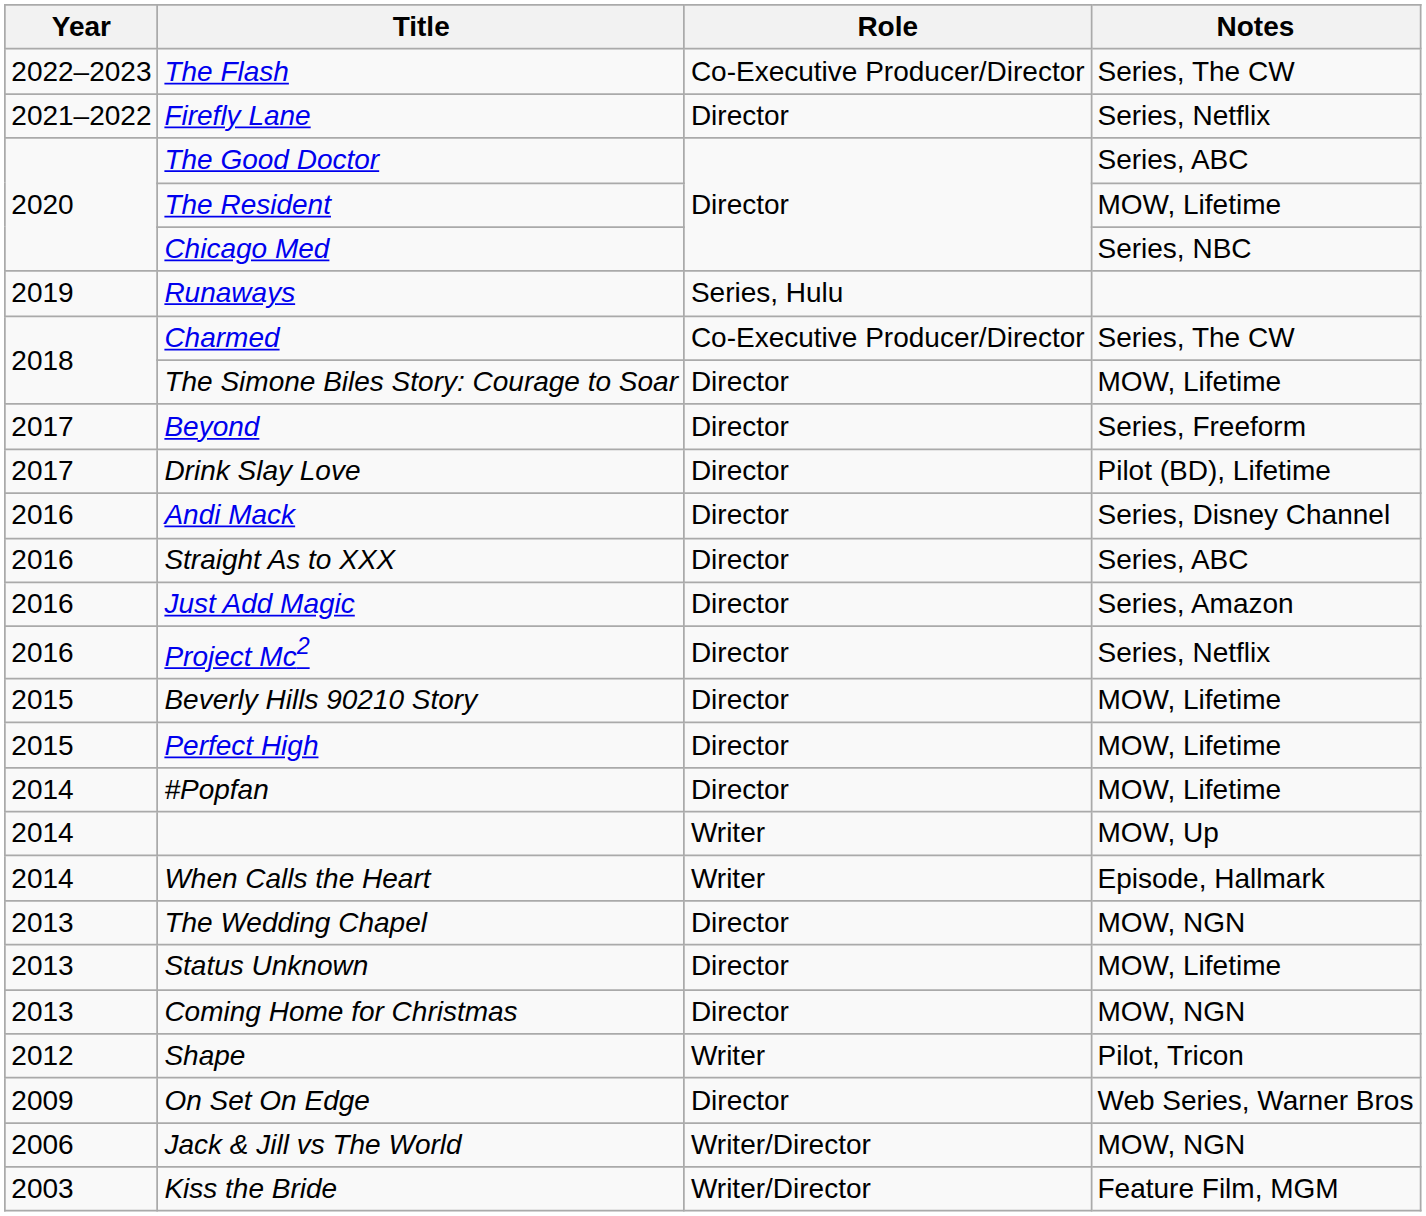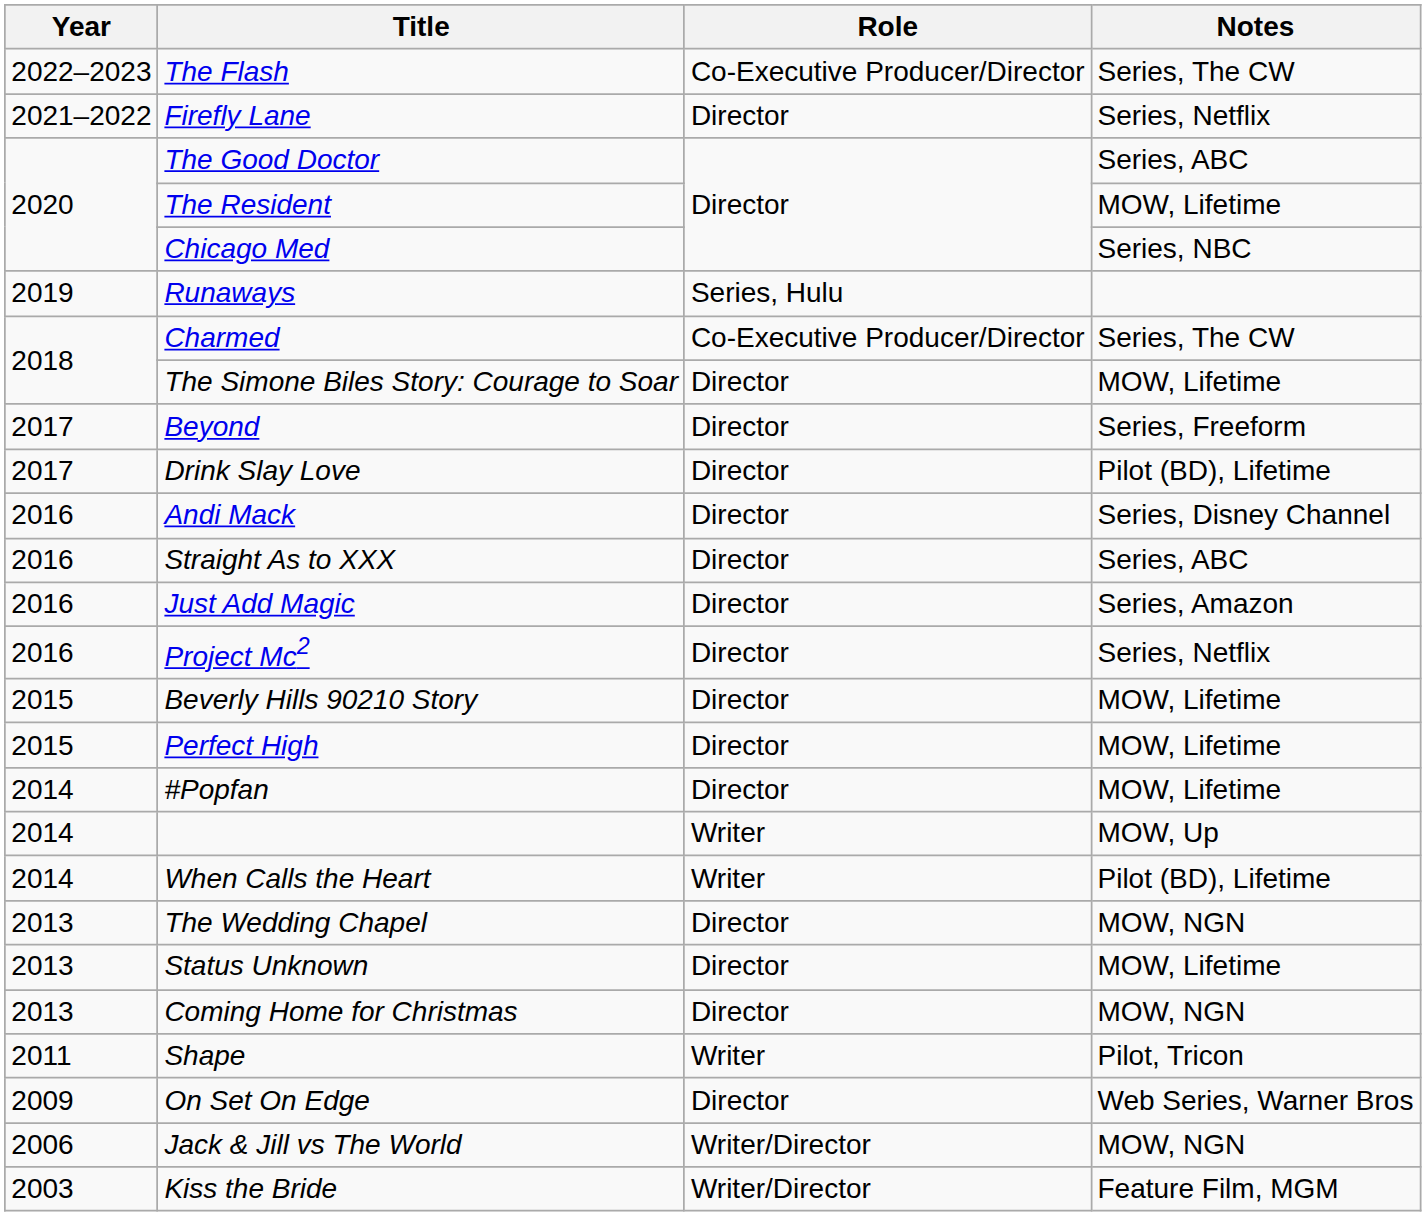(1211, 877) Episode, Hallmark -> (1214, 877) Pilot (BD), Lifetime
(42, 1055) 2012 -> (41, 1055) 2011
